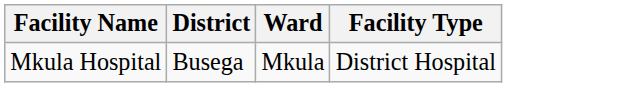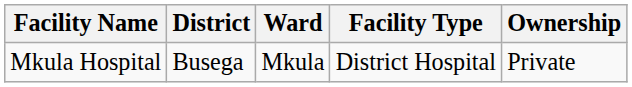+ column: (564, 23)
